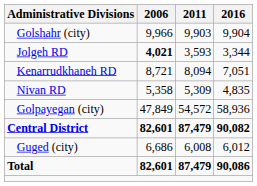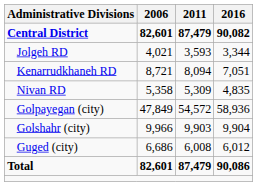rows swapped: (48, 128) <-> (53, 33)
(159, 52) bold -> (159, 52) normal
